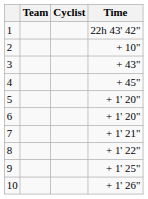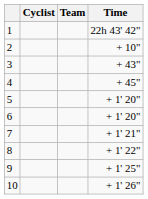columns swapped: (69, 13) <-> (36, 13)
